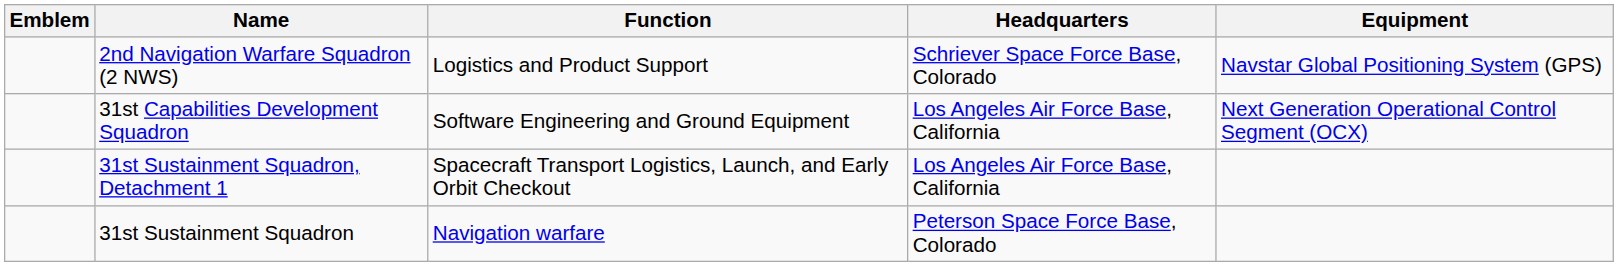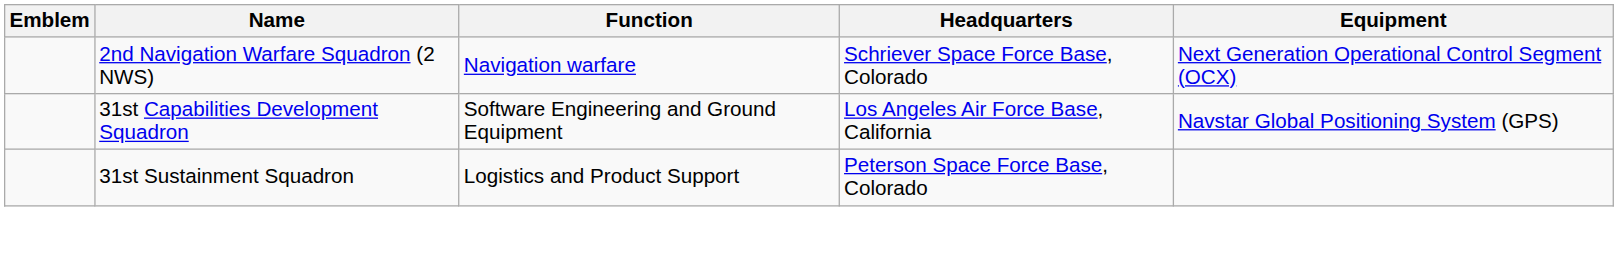(570, 65) Logistics and Product Support -> (550, 65) Navigation warfare
(1411, 65) Navstar Global Positioning System (GPS) -> (1390, 65) Next Generation Operational Control Segment (OCX)
(1389, 121) Next Generation Operational Control Segment (OCX) -> (1368, 121) Navstar Global Positioning System (GPS)
- row: (229, 177)
(519, 233) Navigation warfare -> (602, 177) Logistics and Product Support
